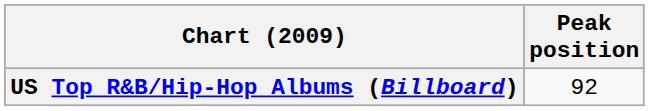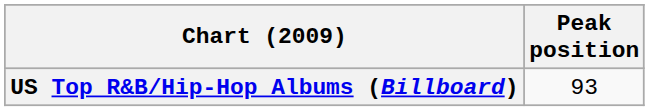(584, 87) 92 -> (584, 87) 93
